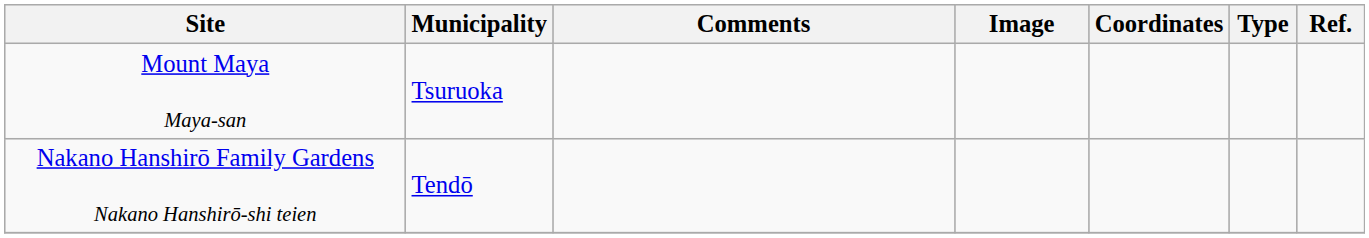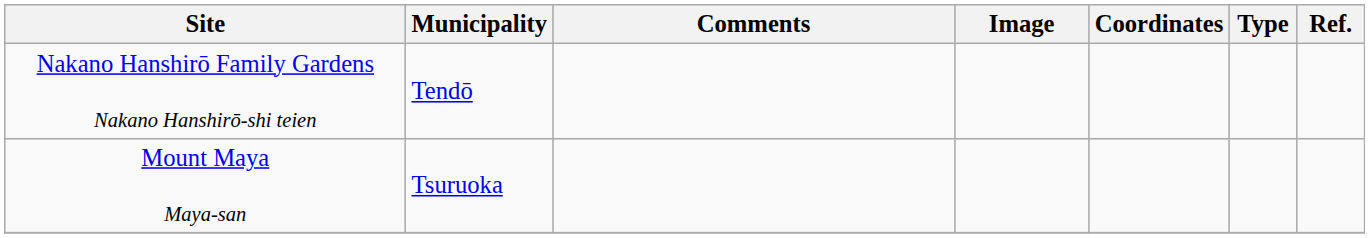rows swapped: (205, 90) <-> (205, 185)
